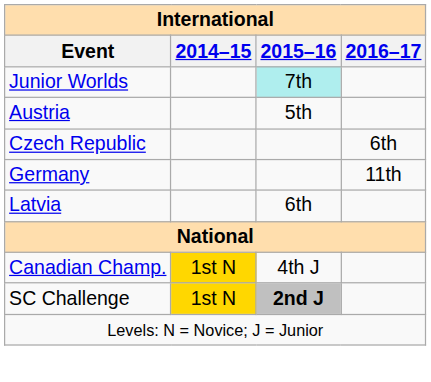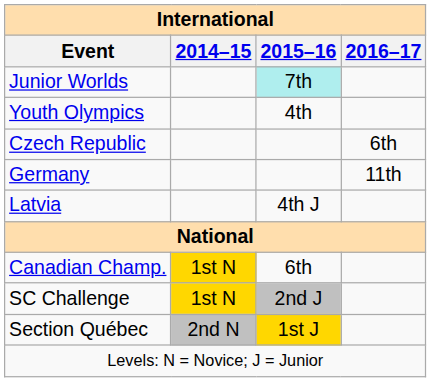+ row: (77, 112)
- row: (39, 112)
(298, 205) 6th -> (298, 205) 4th J
(298, 267) 4th J -> (298, 267) 6th
(298, 298) bold -> (298, 298) normal
+ row: (79, 329)
